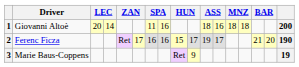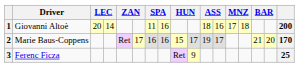(232, 26) 18 -> (232, 26) 17
(37, 41) Ferenc Ficza -> (52, 41) Marie Baus-Coppens
(285, 41) 190 -> (285, 41) 170
(52, 55) Marie Baus-Coppens -> (37, 55) Ferenc Ficza
(285, 55) 19 -> (285, 55) 25
